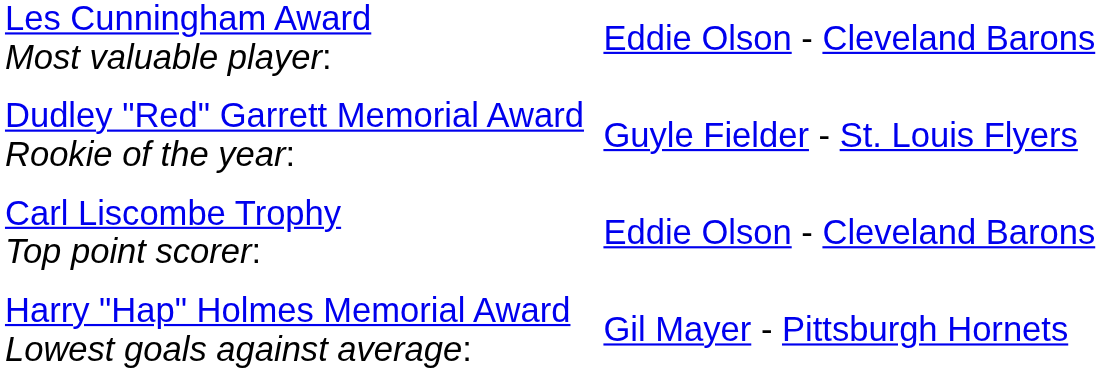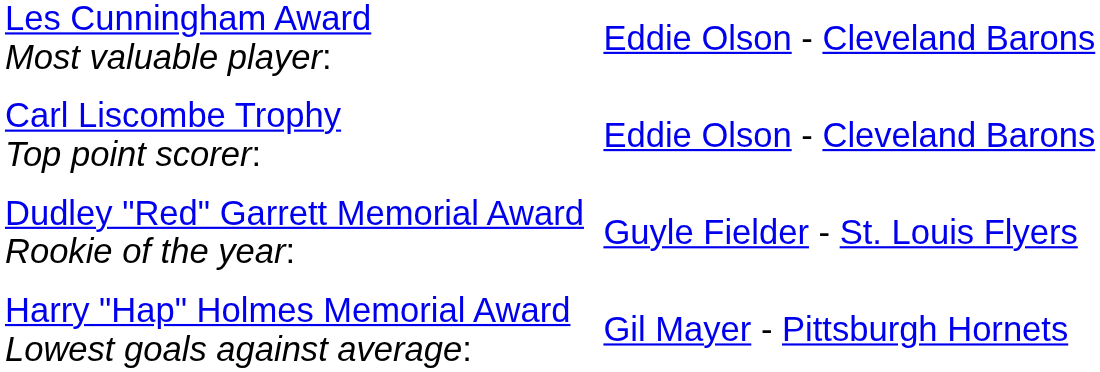rows swapped: (173, 232) <-> (294, 135)
